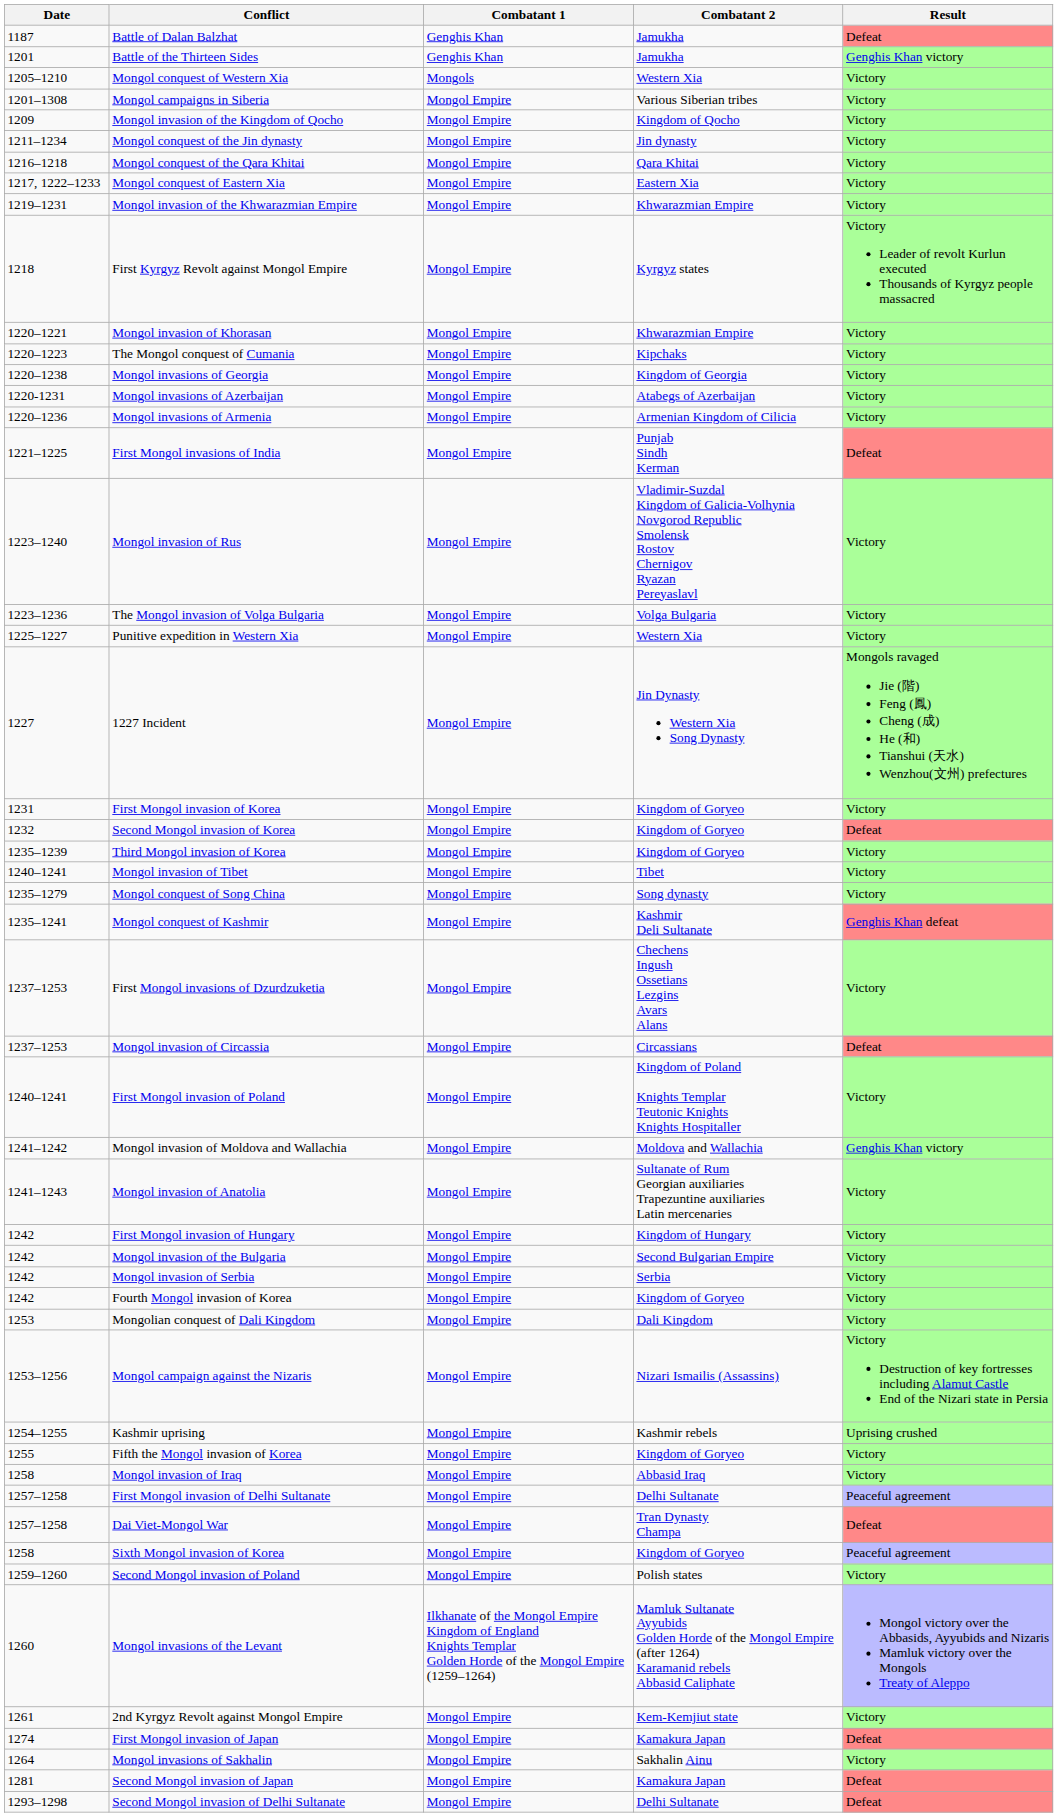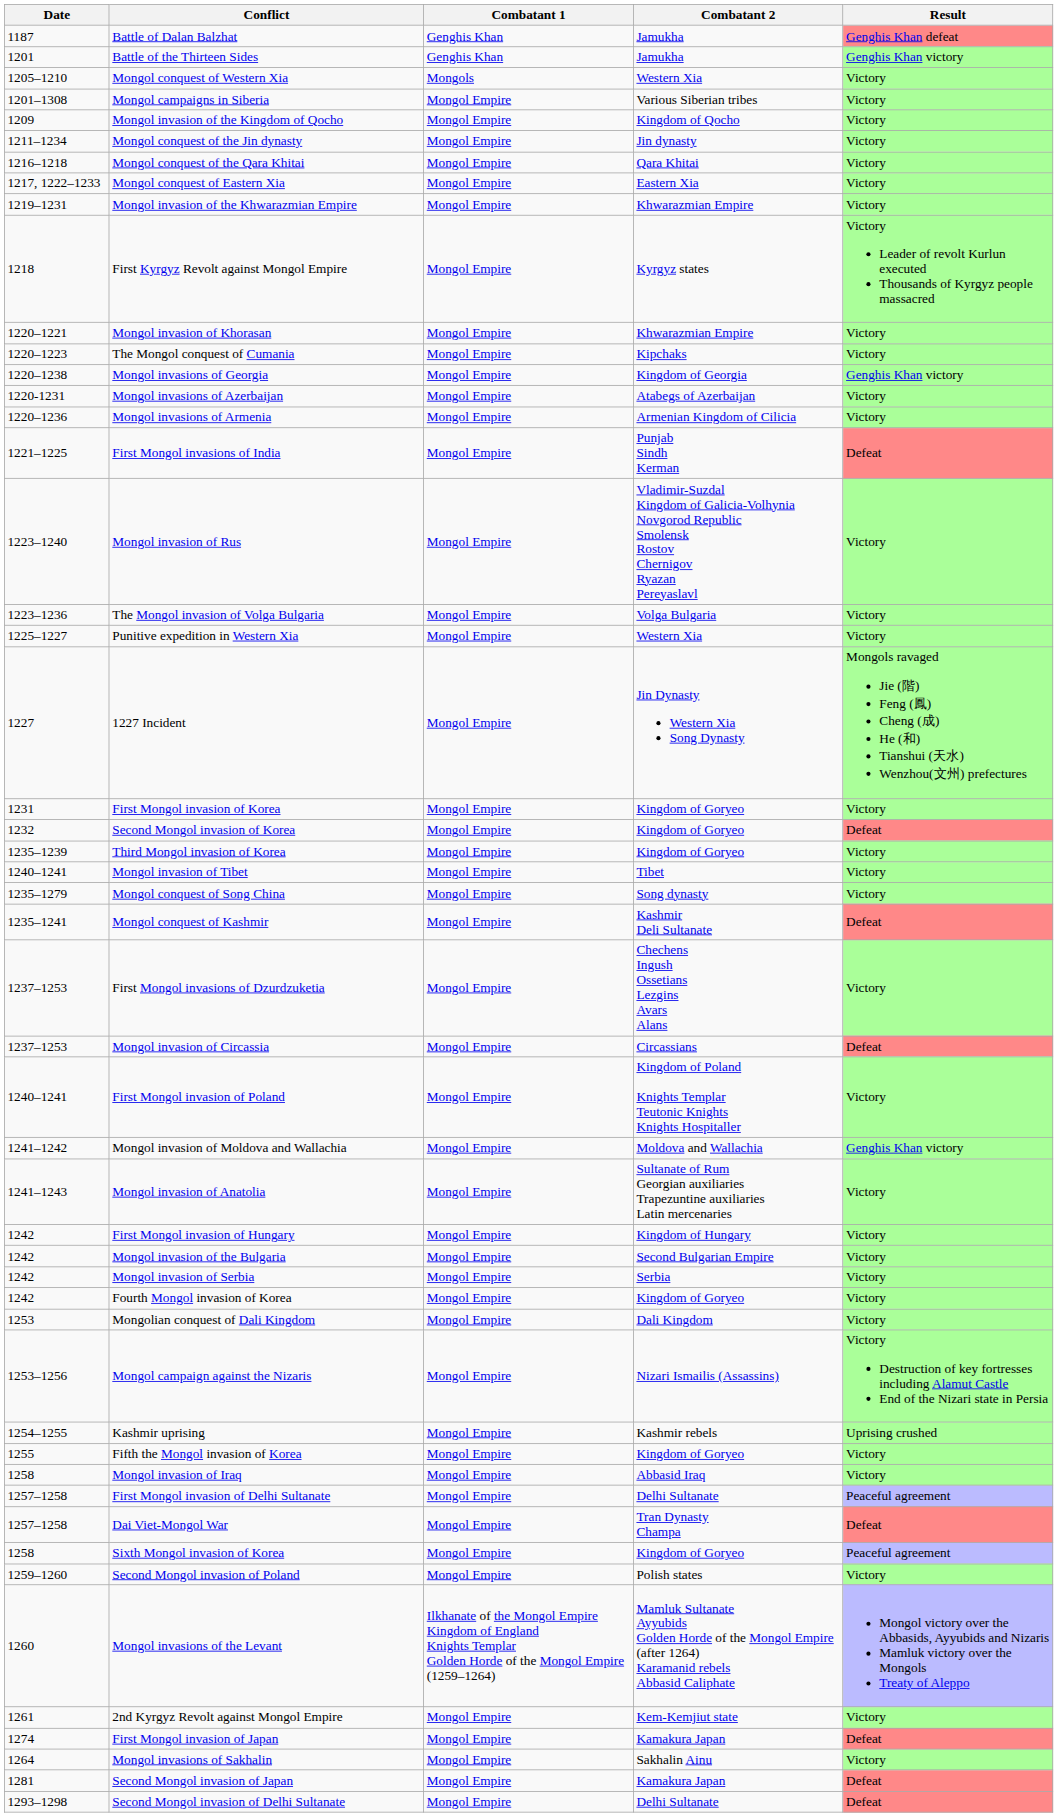(864, 36) Defeat -> (902, 36) Genghis Khan defeat
(866, 375) Victory -> (905, 375) Genghis Khan victory
(902, 922) Genghis Khan defeat -> (864, 922) Defeat
